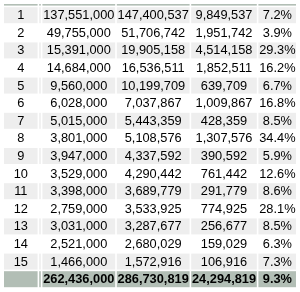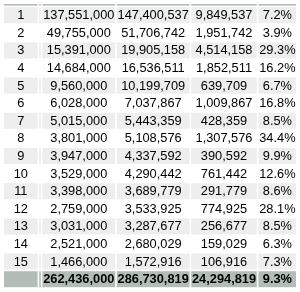(277, 156) 5.9% -> (277, 156) 9.9%
